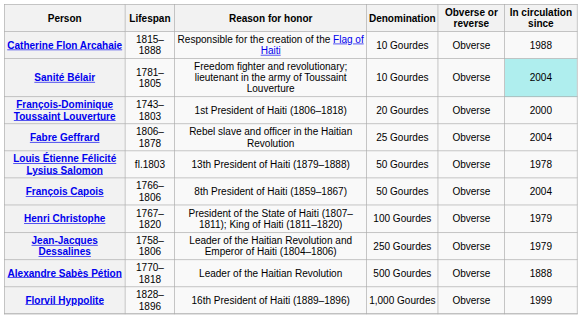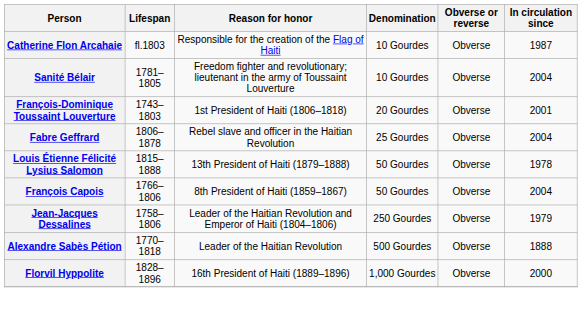(150, 45) 1815–1888 -> (150, 45) fl.1803
(541, 45) 1988 -> (541, 45) 1987
(541, 78) paleturquoise background -> (541, 78) no background
(541, 111) 2000 -> (541, 111) 2001
(150, 165) fl.1803 -> (150, 165) 1815–1888
- row: (65, 219)
(541, 300) 1999 -> (541, 273) 2000
